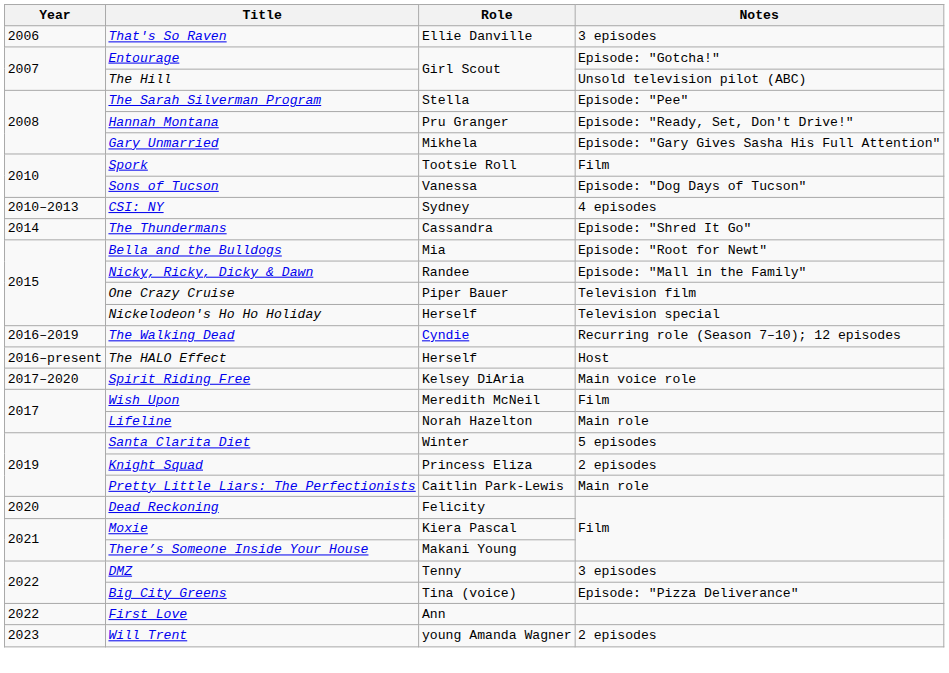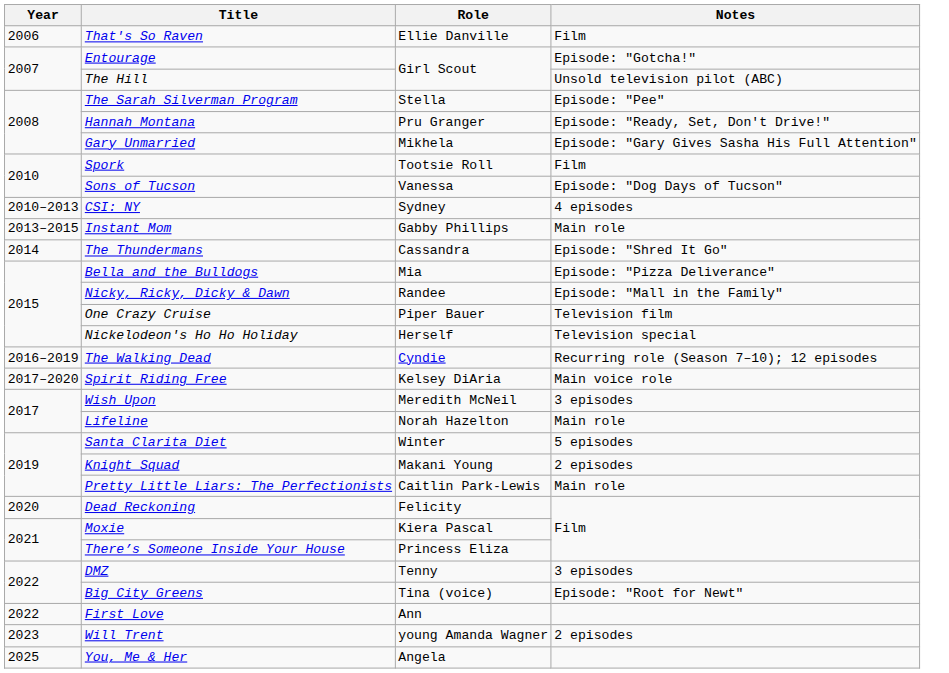(617, 37) 3 episodes -> (570, 37) Film
+ row: (128, 229)
(673, 251) Episode: "Root for Newt" -> (665, 272) Episode: "Pizza Deliverance"
- row: (168, 358)
(594, 400) Film -> (594, 400) 3 episodes
(477, 465) Princess Eliza -> (446, 465) Makani Young
(469, 550) Makani Young -> (453, 550) Princess Eliza
(688, 593) Episode: "Pizza Deliverance" -> (649, 593) Episode: "Root for Newt"
+ row: (136, 657)
